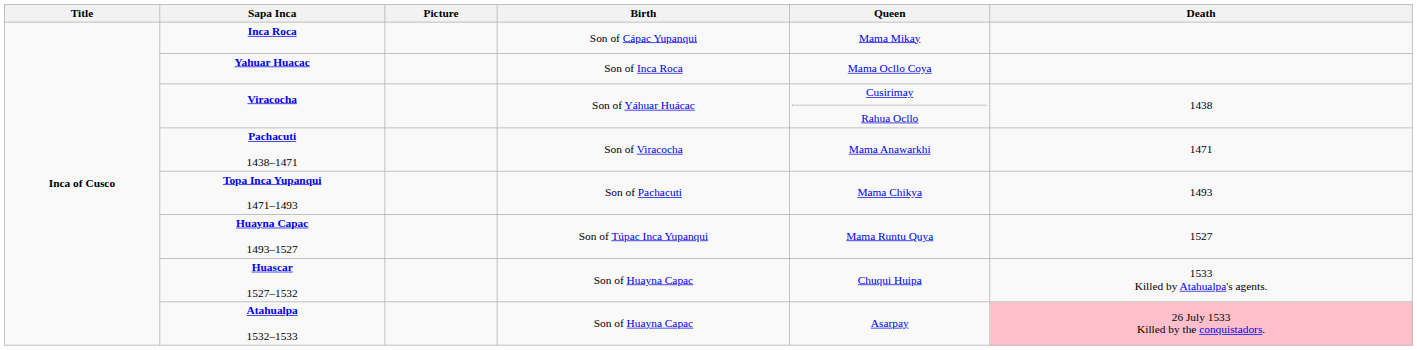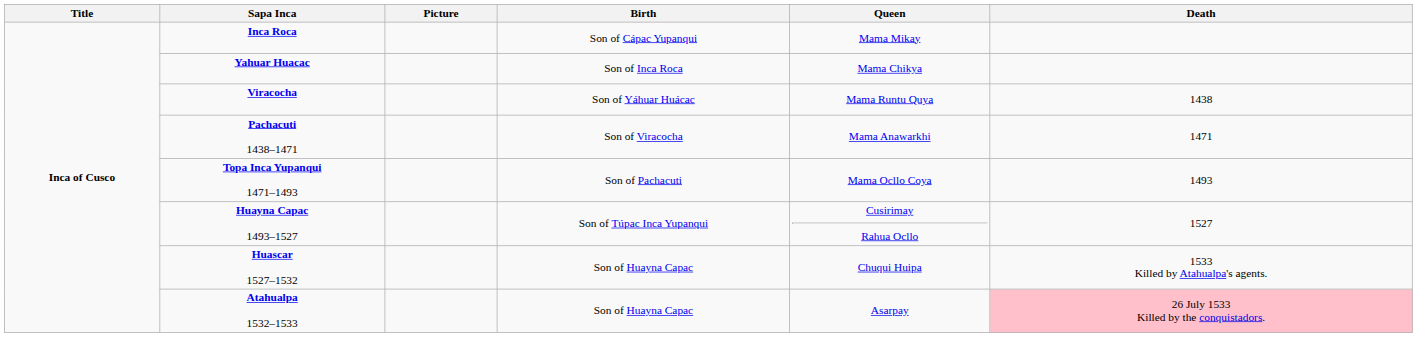(890, 68) Mama Ocllo Coya -> (890, 68) Mama Chikya
(890, 105) Cusirimay Rahua Ocllo -> (890, 99) Mama Runtu Quya
(890, 193) Mama Chikya -> (890, 180) Mama Ocllo Coya
(890, 236) Mama Runtu Quya -> (890, 223) Cusirimay Rahua Ocllo
